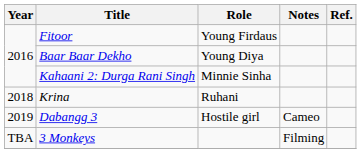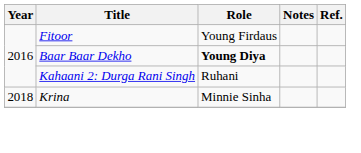(232, 55) normal -> (233, 55) bold
(236, 76) Minnie Sinha -> (220, 76) Ruhani
(220, 96) Ruhani -> (236, 96) Minnie Sinha
- row: (68, 117)
- row: (67, 138)
